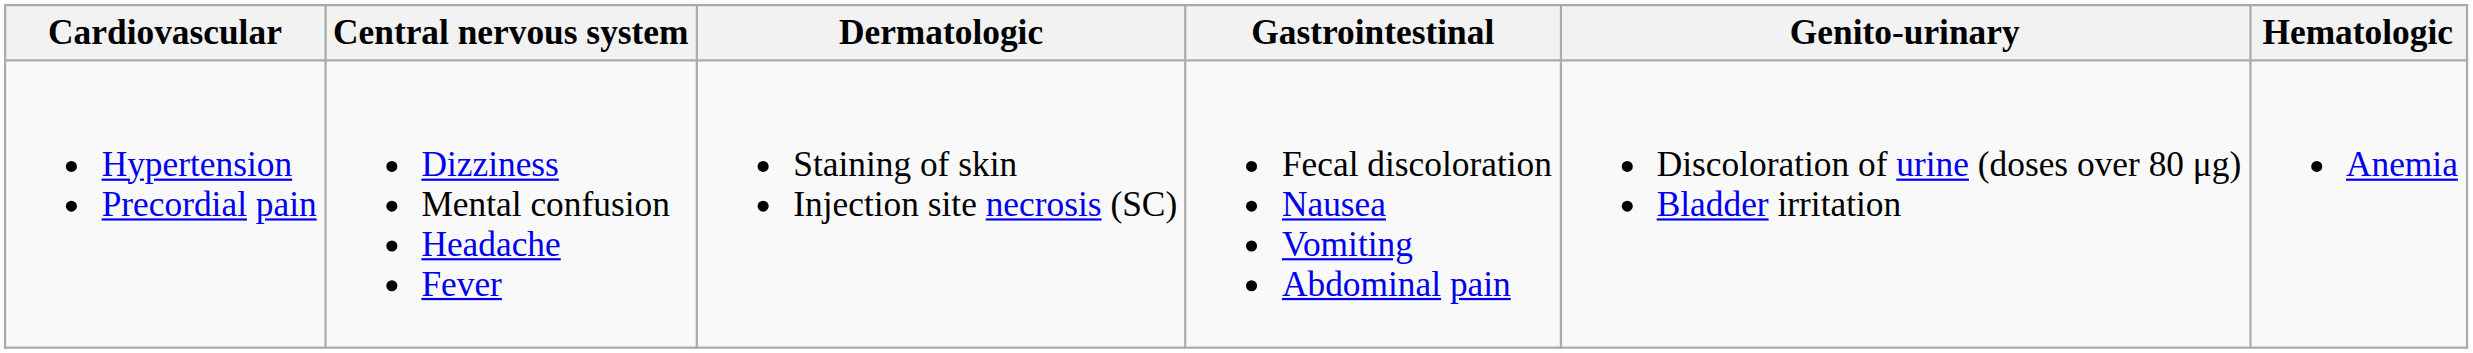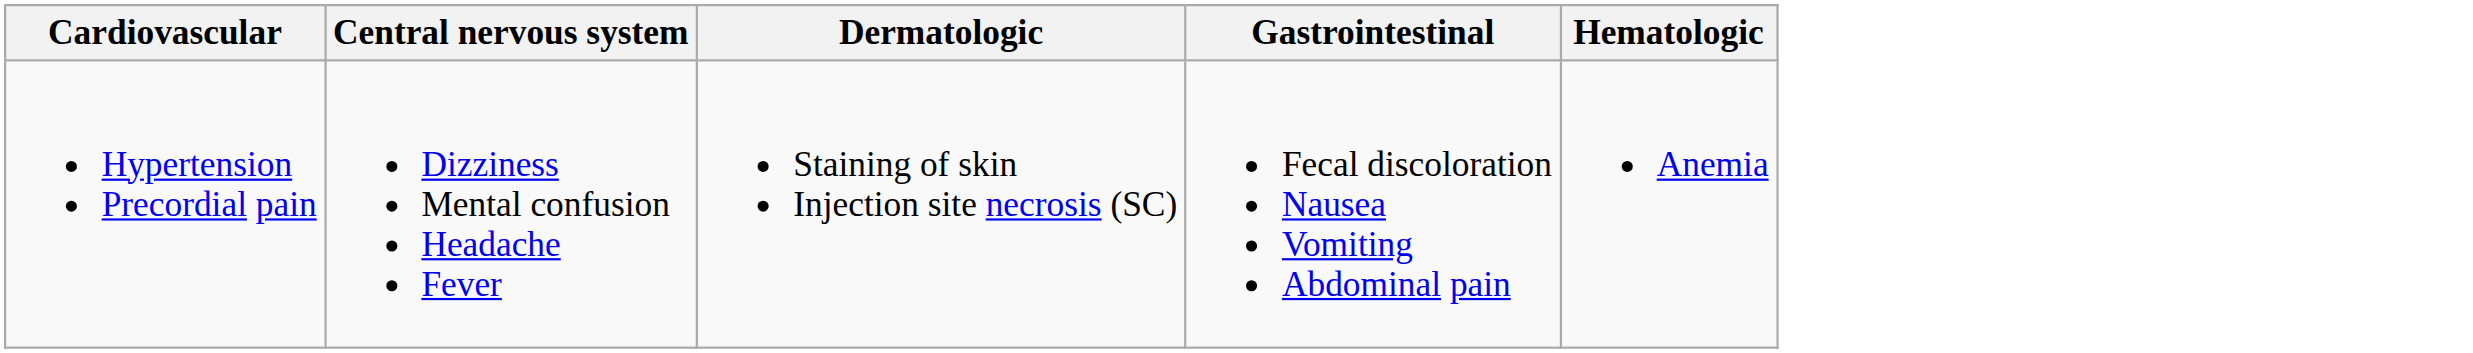- column: (1905, 32)
